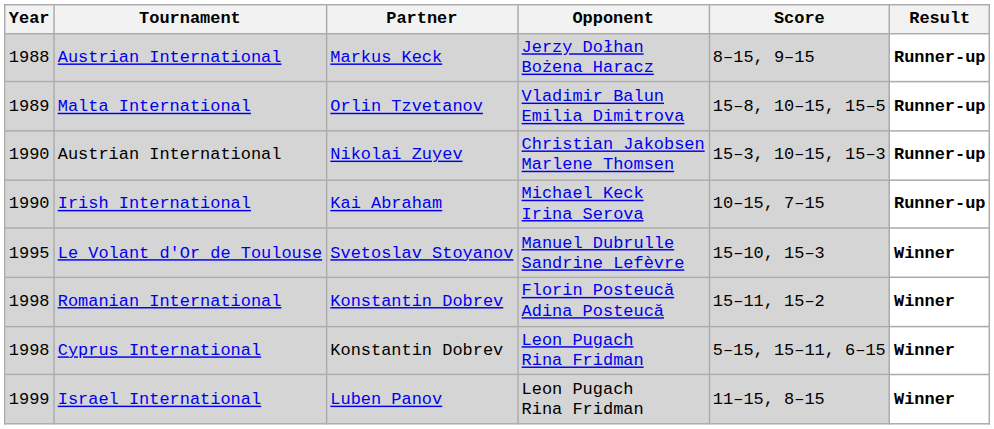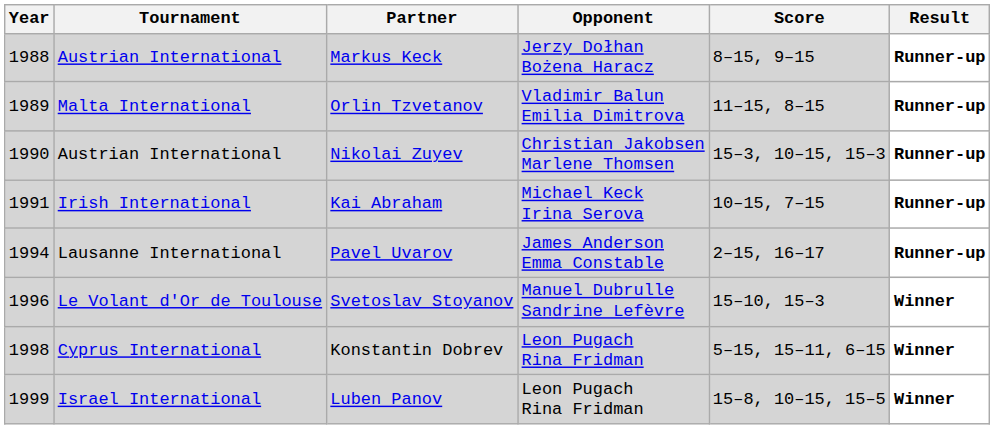(799, 106) 15–8, 10–15, 15–5 -> (769, 106) 11–15, 8–15
(29, 204) 1990 -> (29, 204) 1991
+ row: (170, 253)
(29, 253) 1995 -> (29, 301) 1996
- row: (170, 301)
(769, 399) 11–15, 8–15 -> (799, 399) 15–8, 10–15, 15–5
